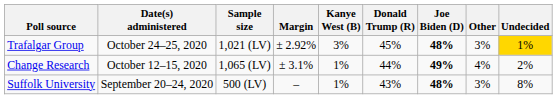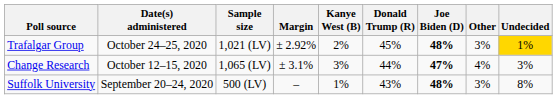(341, 45) 3% -> (341, 45) 2%
(341, 65) 1% -> (341, 65) 3%
(442, 65) 49% -> (442, 65) 47%
(525, 65) 2% -> (525, 65) 3%
